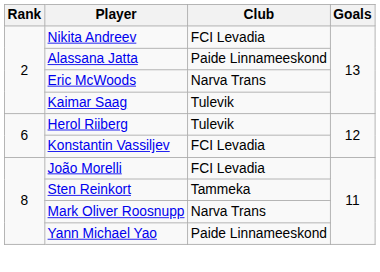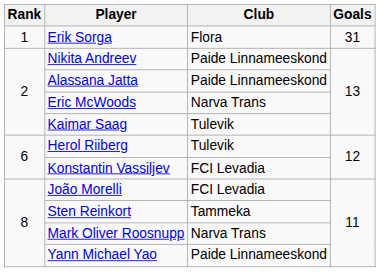+ row: (80, 37)
(228, 37) FCI Levadia -> (259, 59) Paide Linnameeskond
